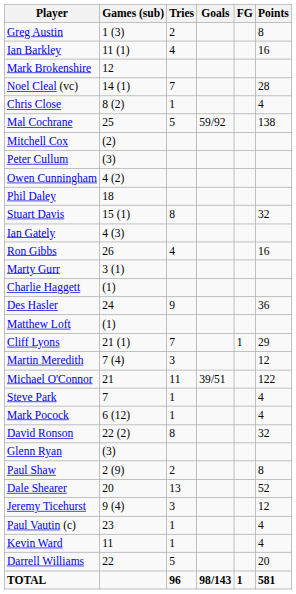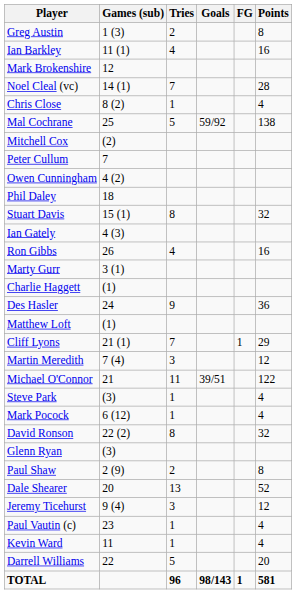(109, 159) (3) -> (105, 159) 7
(105, 397) 7 -> (109, 397) (3)
